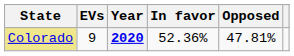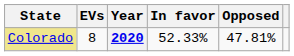(92, 39) 9 -> (92, 39) 8
(183, 39) 52.36% -> (183, 39) 52.33%
